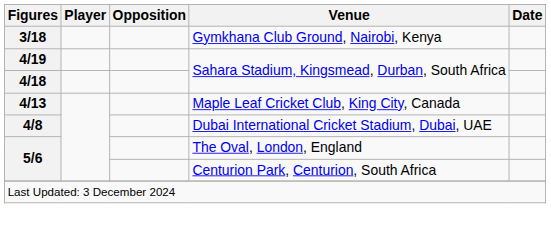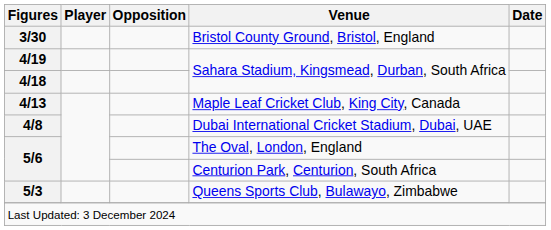+ row: (33, 37)
- row: (33, 37)
+ row: (33, 192)
